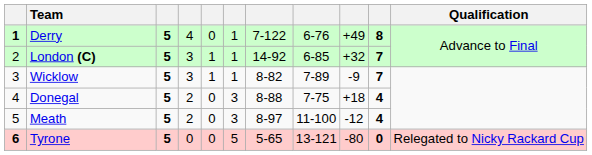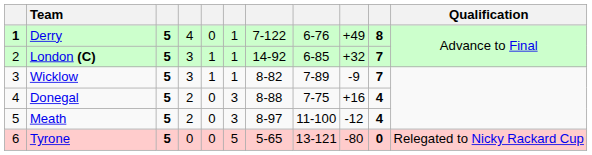(354, 98) +18 -> (354, 98) +16
(16, 139) bold -> (16, 139) normal
